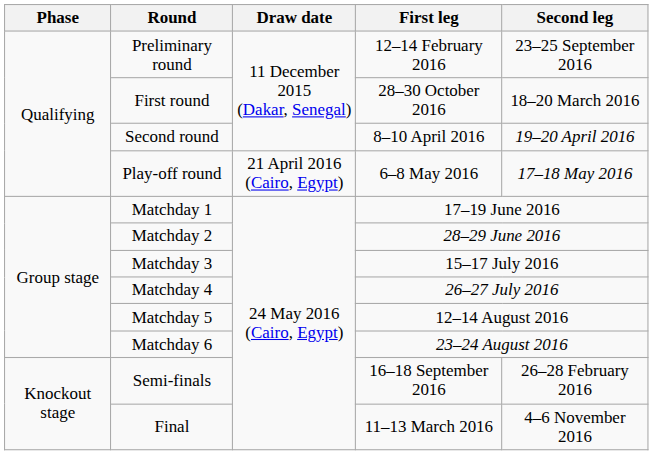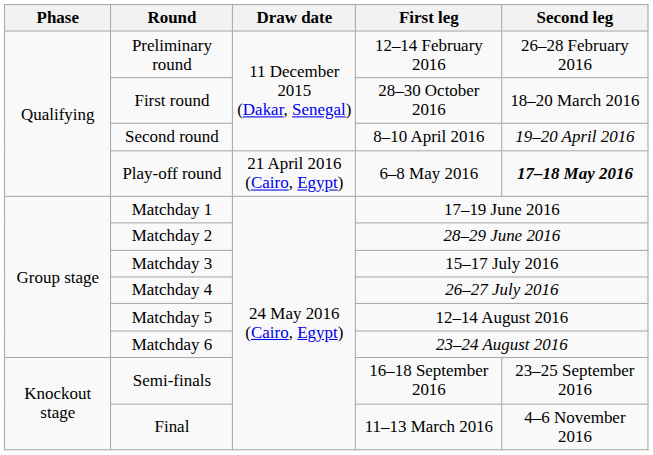(575, 54) 23–25 September 2016 -> (575, 54) 26–28 February 2016
(575, 173) normal -> (575, 173) bold
(575, 380) 26–28 February 2016 -> (575, 380) 23–25 September 2016
